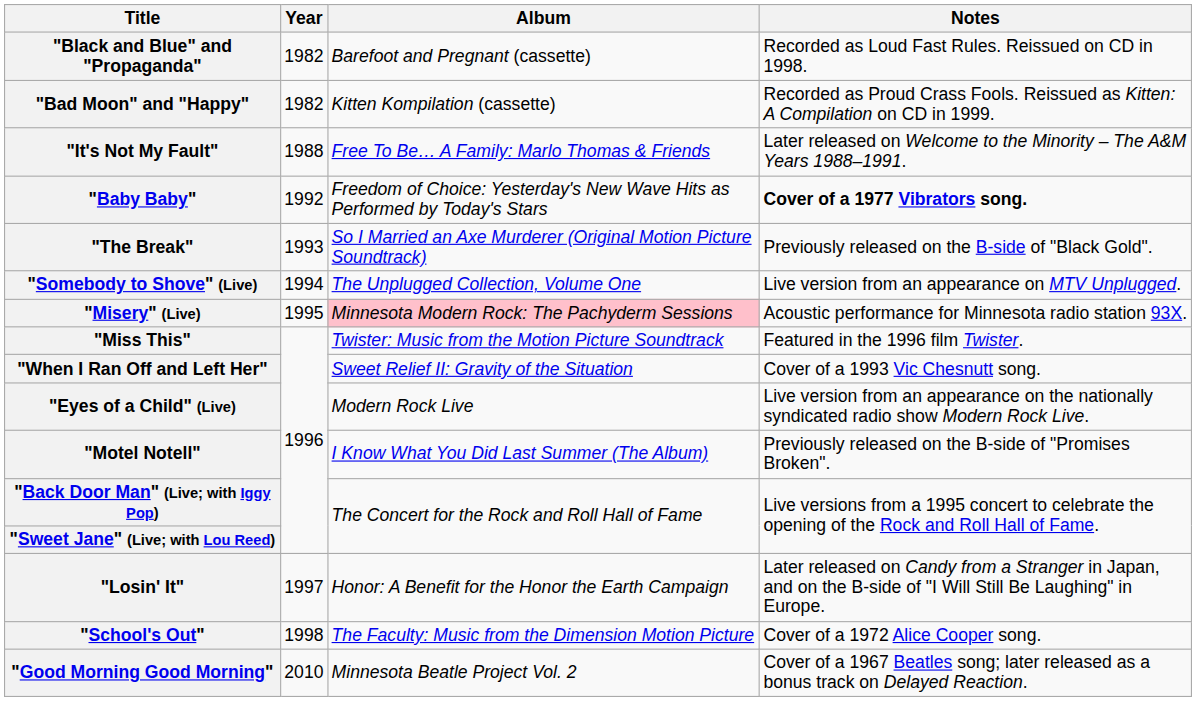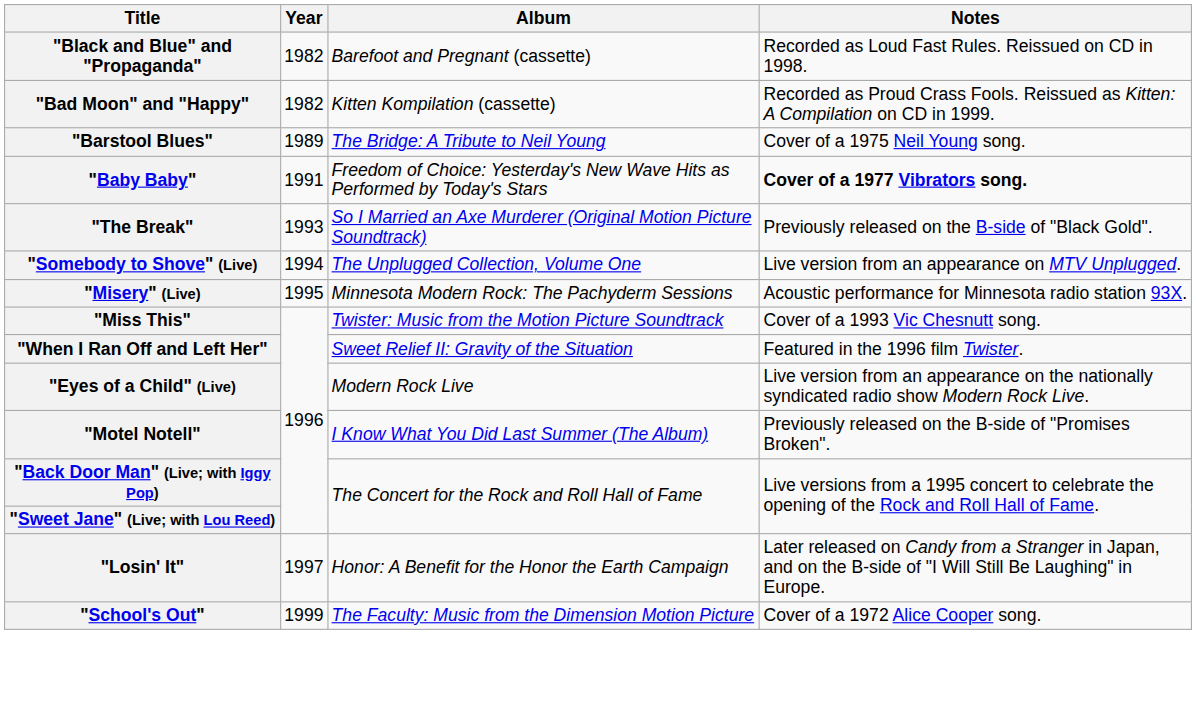- row: (142, 151)
+ row: (142, 141)
(304, 199) 1992 -> (304, 179) 1991
(532, 312) pink background -> (532, 293) no background
(893, 340) Featured in the 1996 film Twister. -> (902, 320) Cover of a 1993 Vic Chesnutt song.
(902, 368) Cover of a 1993 Vic Chesnutt song. -> (893, 348) Featured in the 1996 film Twister.
(304, 635) 1998 -> (304, 615) 1999
- row: (142, 672)
